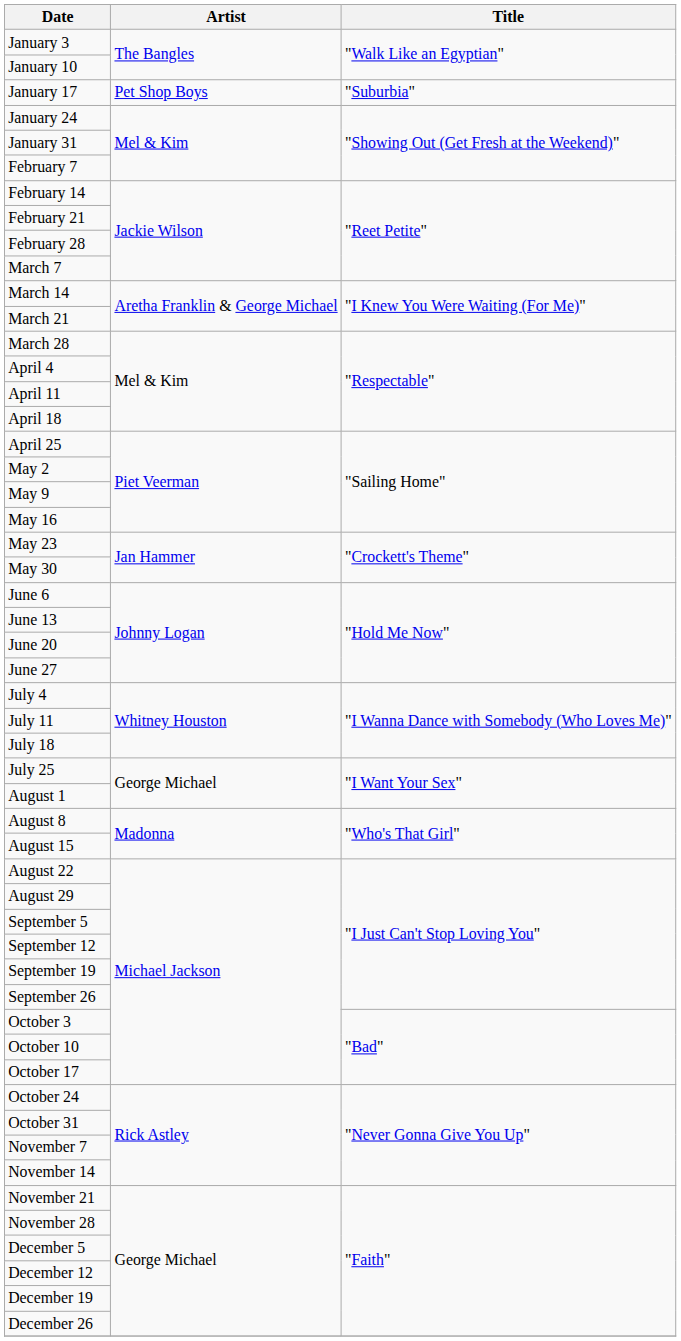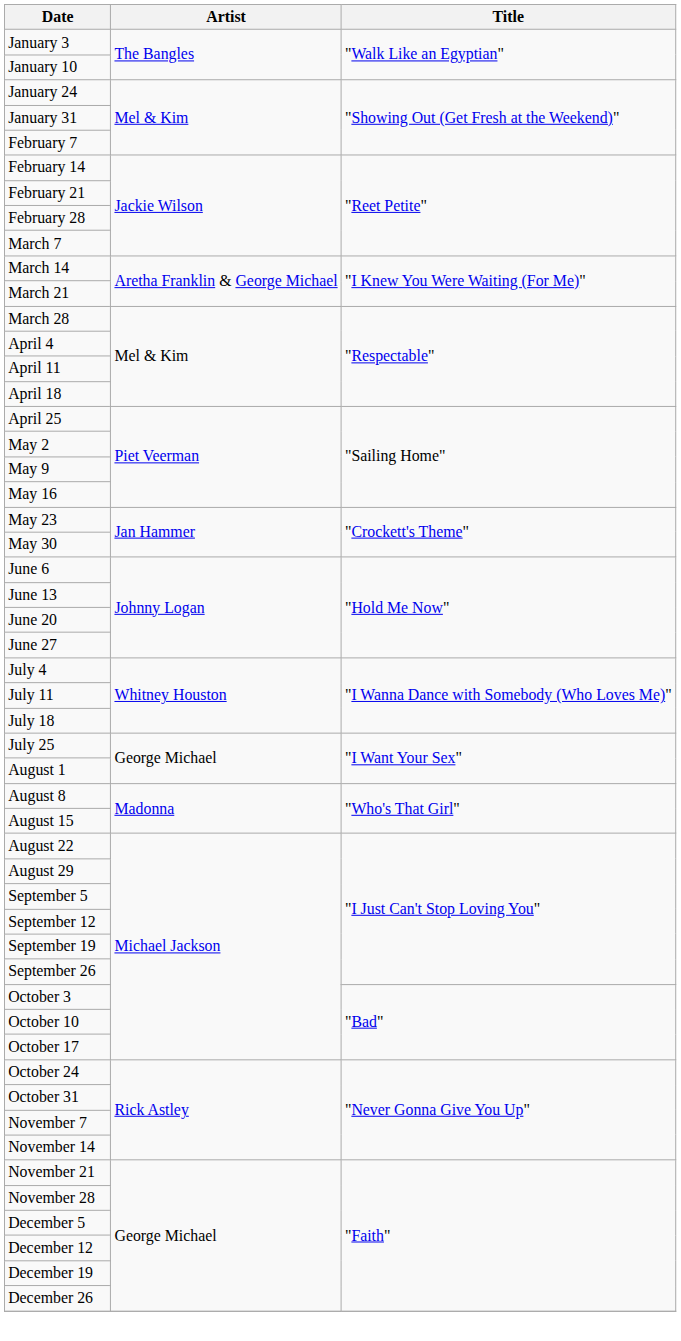- row: (43, 92)
